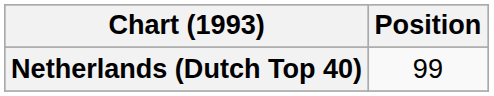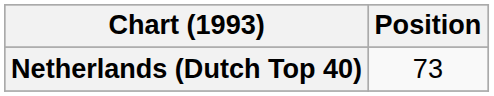(428, 68) 99 -> (428, 68) 73
